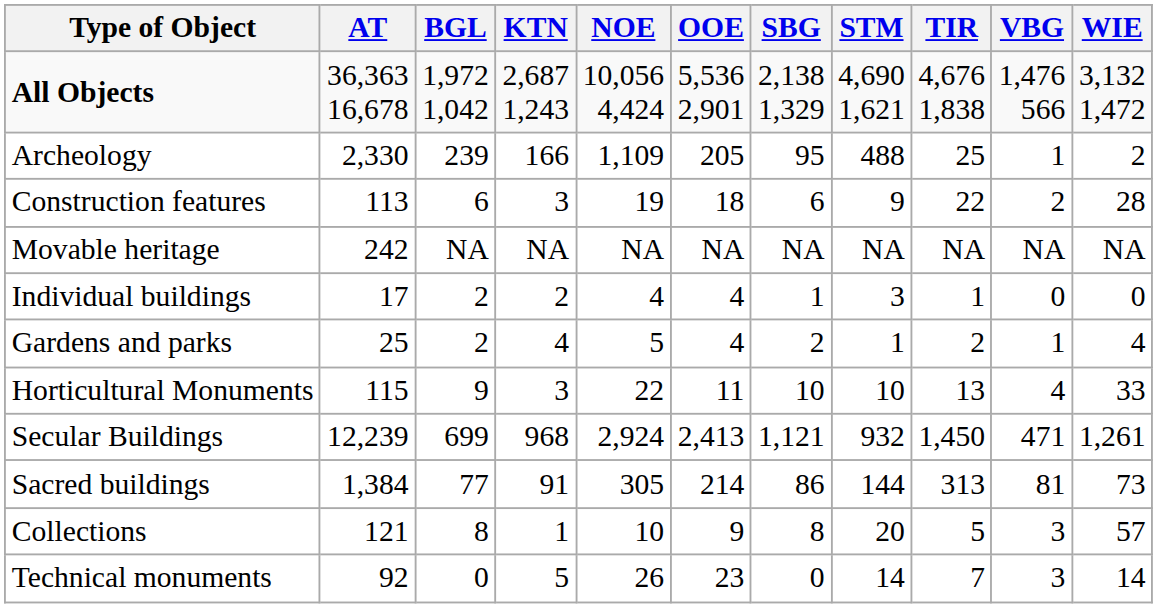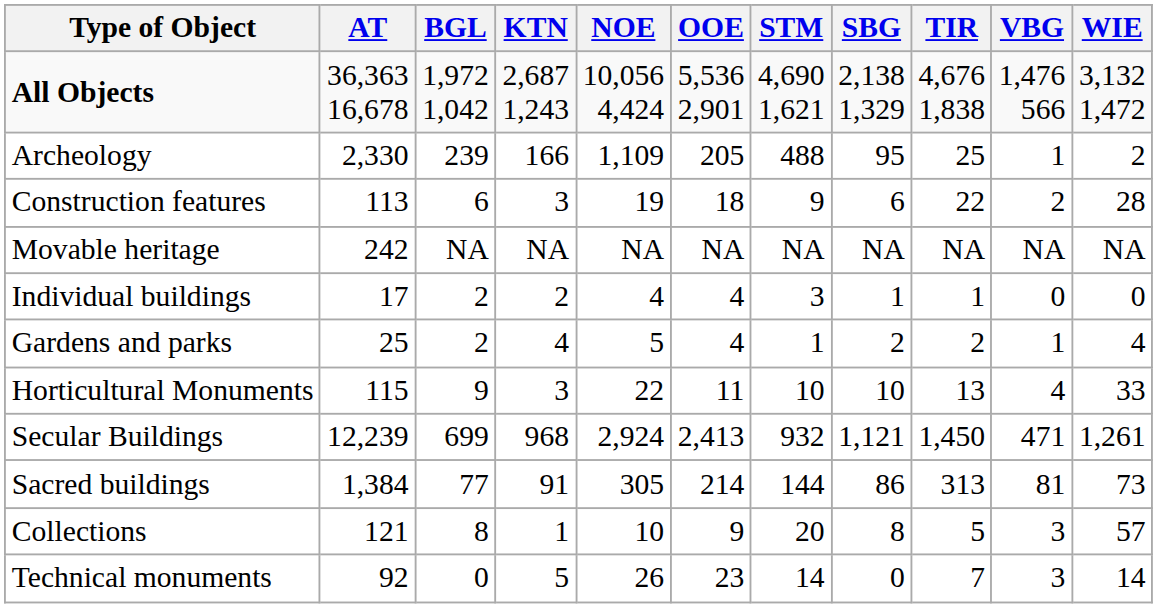columns swapped: (791, 27) <-> (871, 27)
